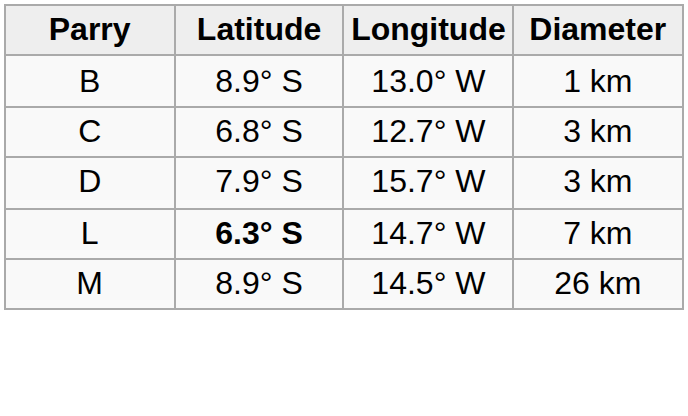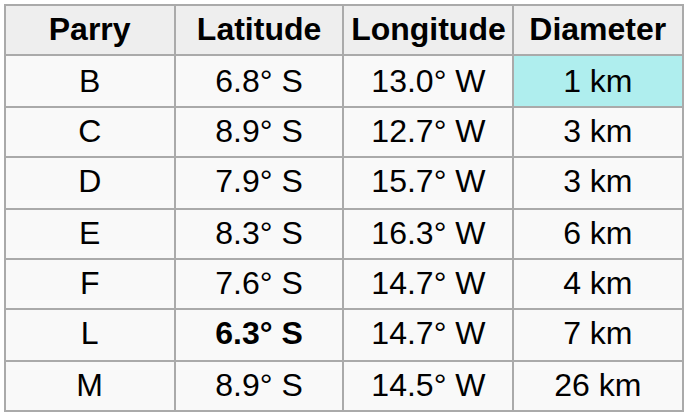(259, 80) 8.9° S -> (259, 80) 6.8° S
(598, 80) no background -> (598, 80) paleturquoise background
(259, 131) 6.8° S -> (259, 131) 8.9° S
+ row: (90, 232)
+ row: (90, 283)
